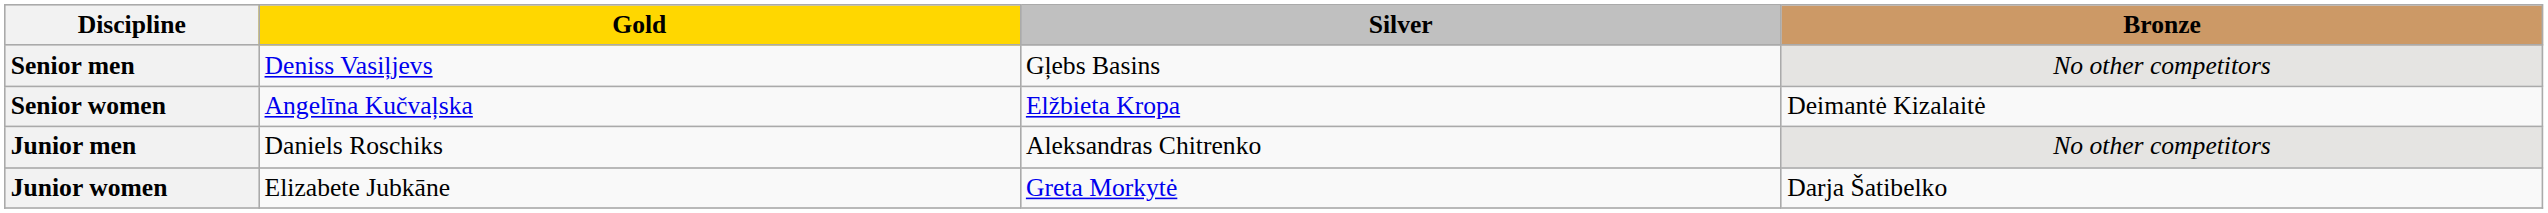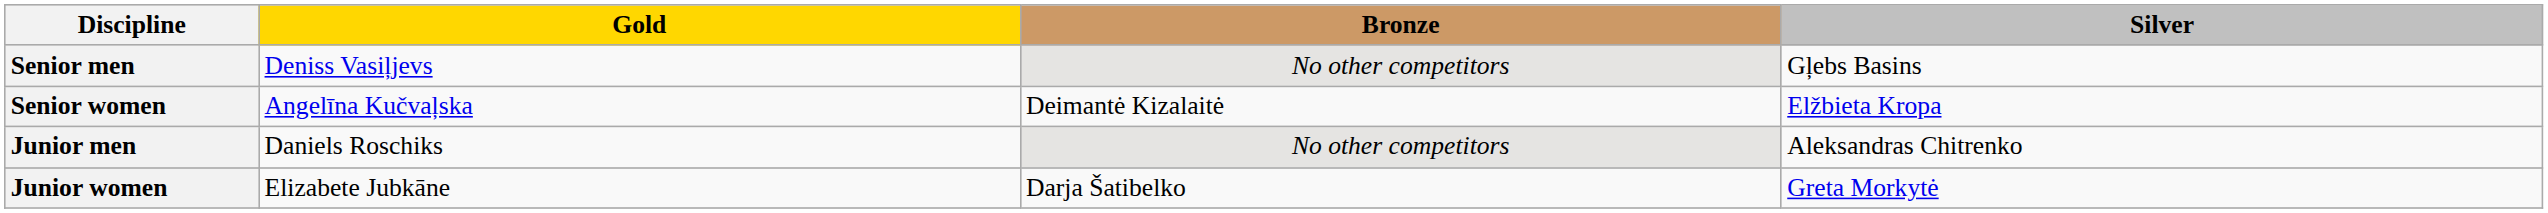columns swapped: (1401, 24) <-> (2162, 24)
